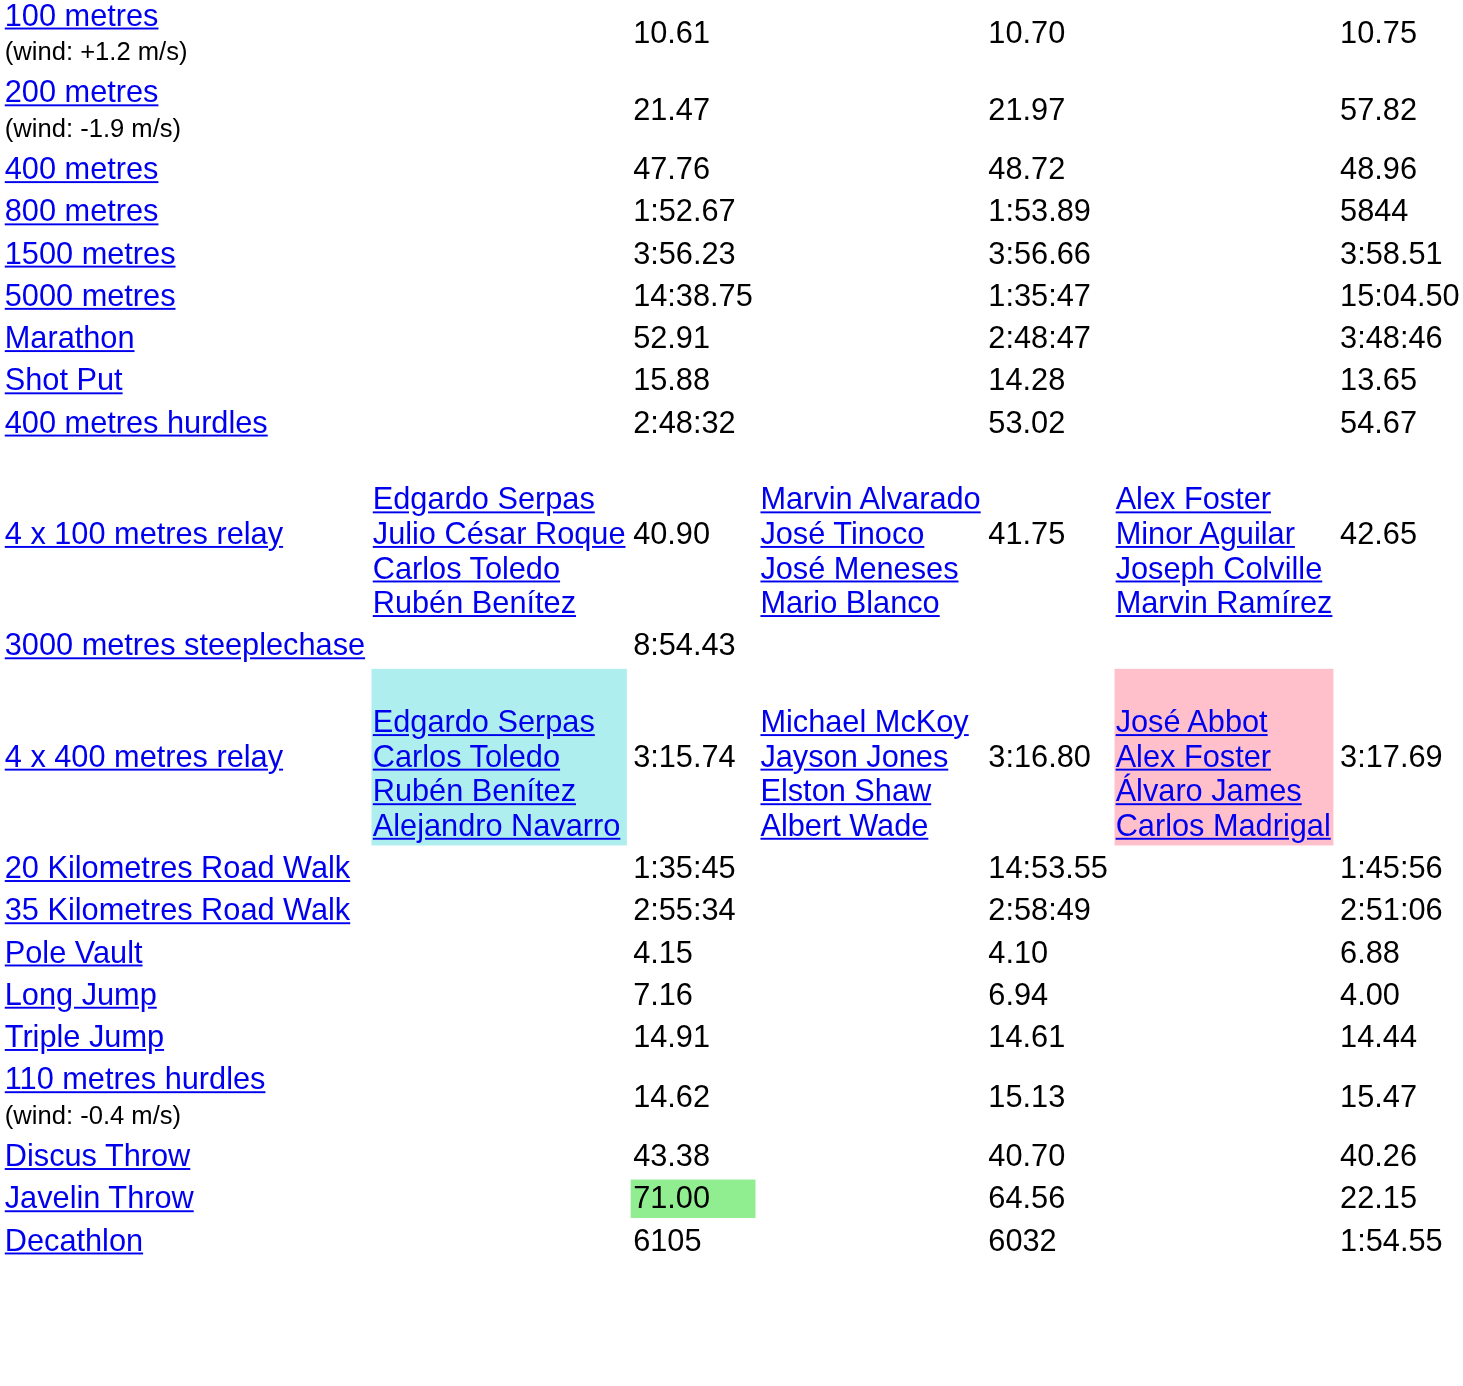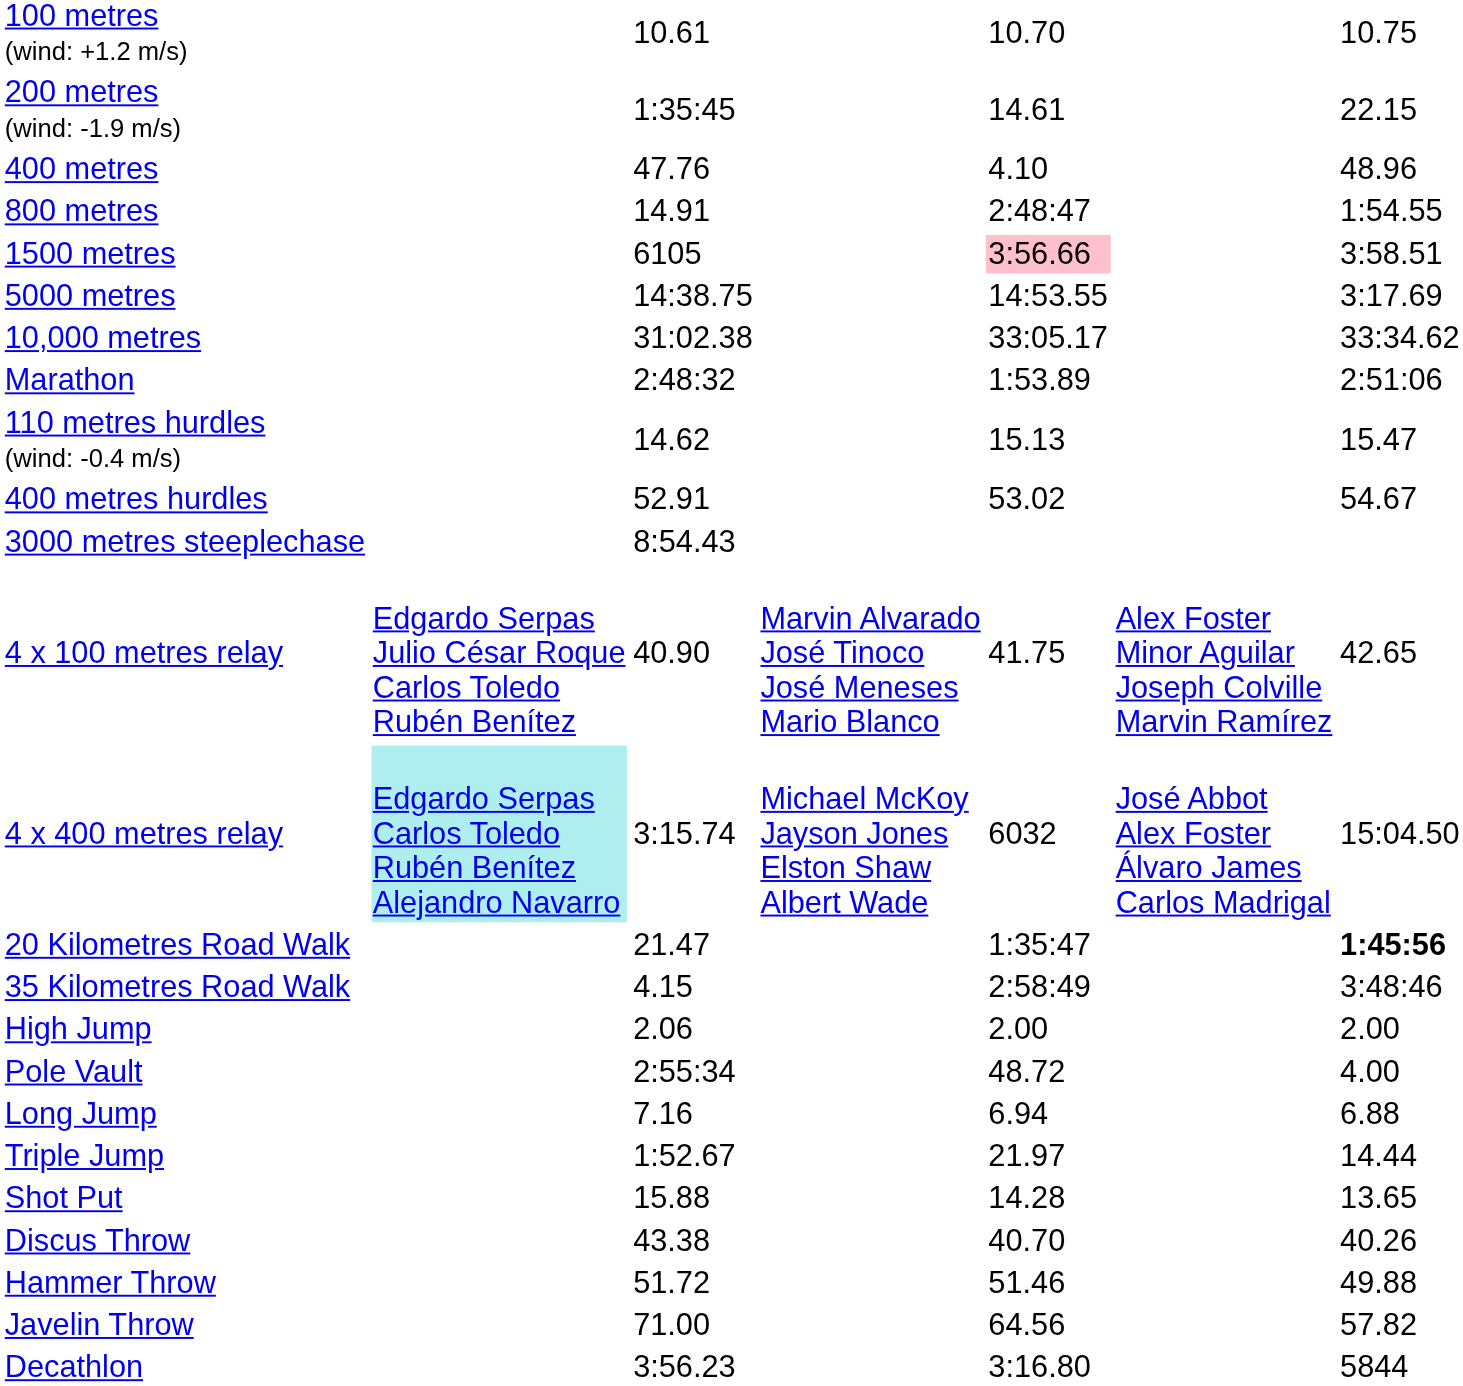(672, 109) 21.47 -> (684, 109) 1:35:45
(1027, 109) 21.97 -> (1027, 109) 14.61
(1379, 109) 57.82 -> (1379, 109) 22.15
(1027, 169) 48.72 -> (1018, 169) 4.10
(684, 211) 1:52.67 -> (672, 211) 14.91
(1040, 211) 1:53.89 -> (1040, 211) 2:48:47
(1374, 211) 5844 -> (1391, 211) 1:54.55
(684, 253) 3:56.23 -> (667, 253) 6105
(1040, 253) no background -> (1040, 253) pink background
(1040, 295) 1:35:47 -> (1048, 295) 14:53.55
(1400, 295) 15:04.50 -> (1391, 295) 3:17.69
+ row: (103, 338)
(672, 338) 52.91 -> (684, 380) 2:48:32
(1040, 338) 2:48:47 -> (1040, 380) 1:53.89
(1391, 338) 3:48:46 -> (1391, 380) 2:51:06
rows swapped: (135, 1096) <-> (64, 380)
(684, 422) 2:48:32 -> (672, 499) 52.91
rows swapped: (185, 645) <-> (144, 533)
(1040, 756) 3:16.80 -> (1023, 833) 6032
(1223, 773) pink background -> (1223, 850) no background
(1391, 756) 3:17.69 -> (1400, 833) 15:04.50
(684, 868) 1:35:45 -> (672, 944) 21.47
(1048, 868) 14:53.55 -> (1040, 944) 1:35:47
(1391, 868) normal -> (1393, 944) bold
(684, 910) 2:55:34 -> (663, 987) 4.15
(1391, 910) 2:51:06 -> (1391, 987) 3:48:46
+ row: (78, 1029)
(663, 952) 4.15 -> (684, 1071) 2:55:34
(1018, 952) 4.10 -> (1027, 1071) 48.72
(1370, 952) 6.88 -> (1370, 1071) 4.00
(1370, 994) 4.00 -> (1370, 1113) 6.88
(672, 1037) 14.91 -> (684, 1156) 1:52.67
(1027, 1037) 14.61 -> (1027, 1156) 21.97
+ row: (110, 1282)
(672, 1198) lightgreen background -> (672, 1325) no background
(1379, 1198) 22.15 -> (1379, 1325) 57.82
(667, 1240) 6105 -> (684, 1367) 3:56.23
(1023, 1240) 6032 -> (1040, 1367) 3:16.80
(1391, 1240) 1:54.55 -> (1374, 1367) 5844
